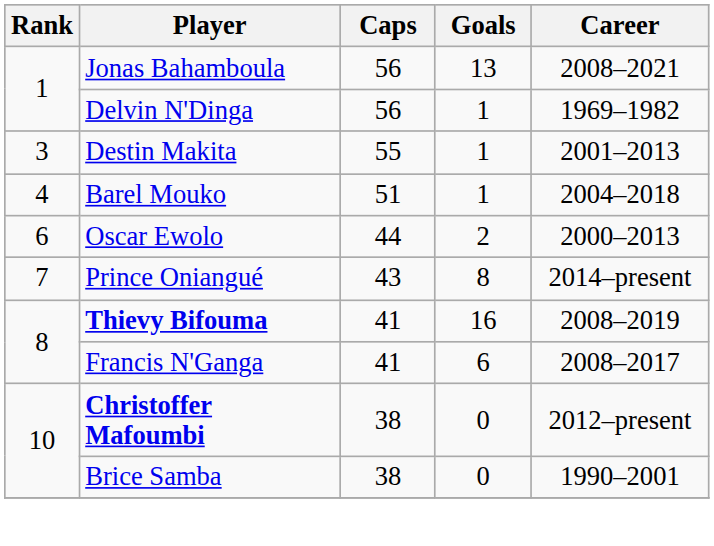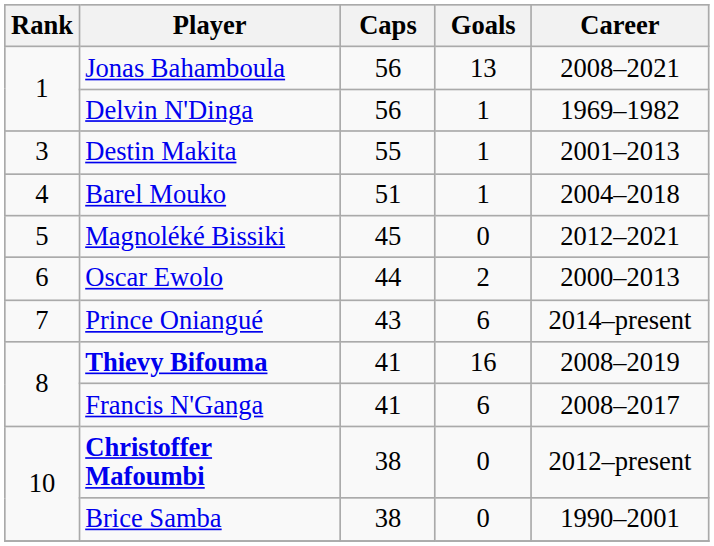+ row: (185, 236)
(483, 278) 8 -> (483, 320) 6
